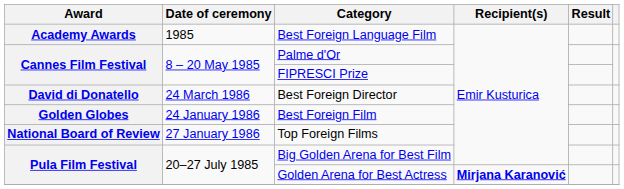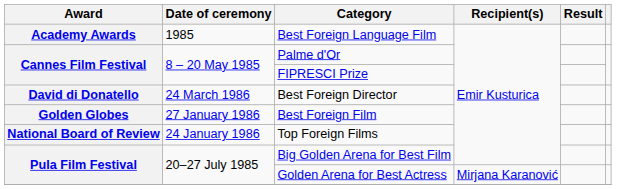(213, 114) 24 January 1986 -> (213, 114) 27 January 1986
(213, 134) 27 January 1986 -> (213, 134) 24 January 1986
(511, 174) bold -> (507, 174) normal
